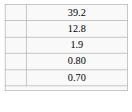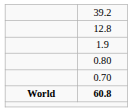+ row: (102, 94)
